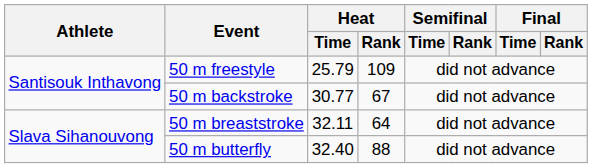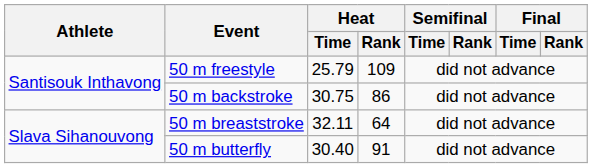(333, 97) 30.77 -> (333, 97) 30.75
(381, 97) 67 -> (381, 97) 86
(333, 150) 32.40 -> (333, 150) 30.40
(381, 150) 88 -> (381, 150) 91
